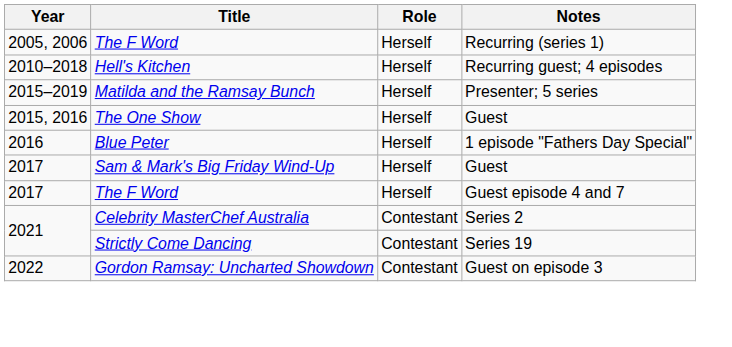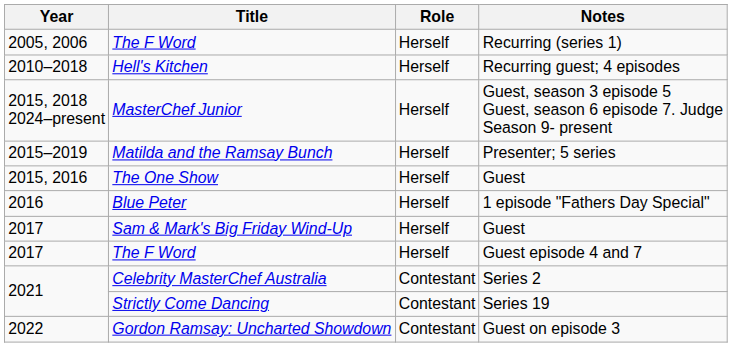+ row: (177, 110)
